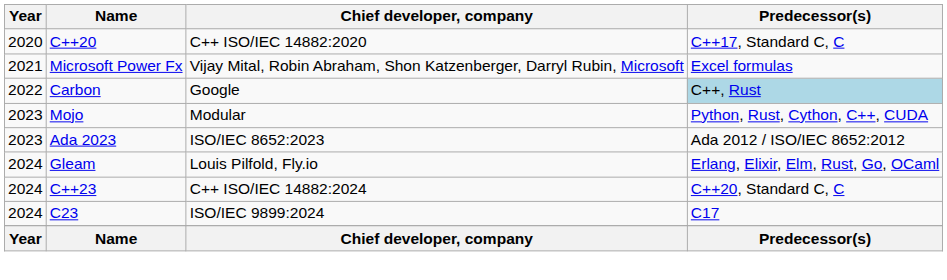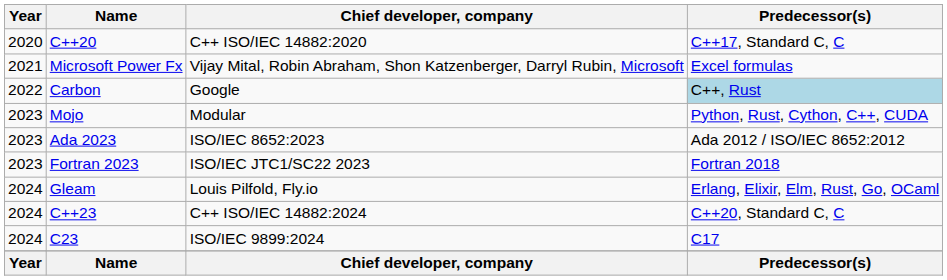+ row: (94, 164)
